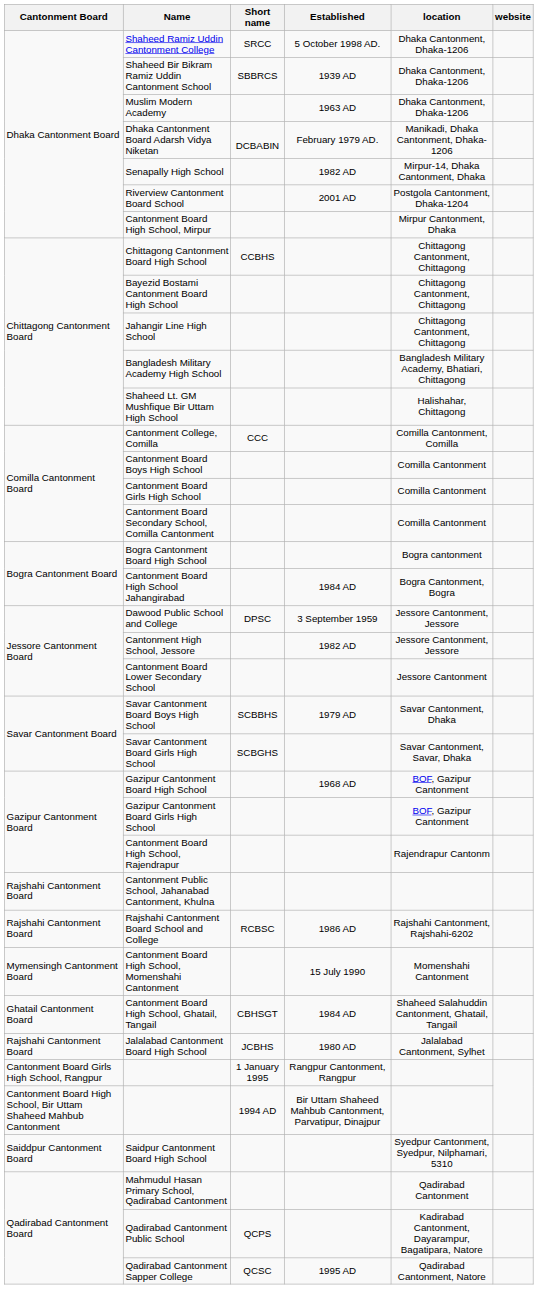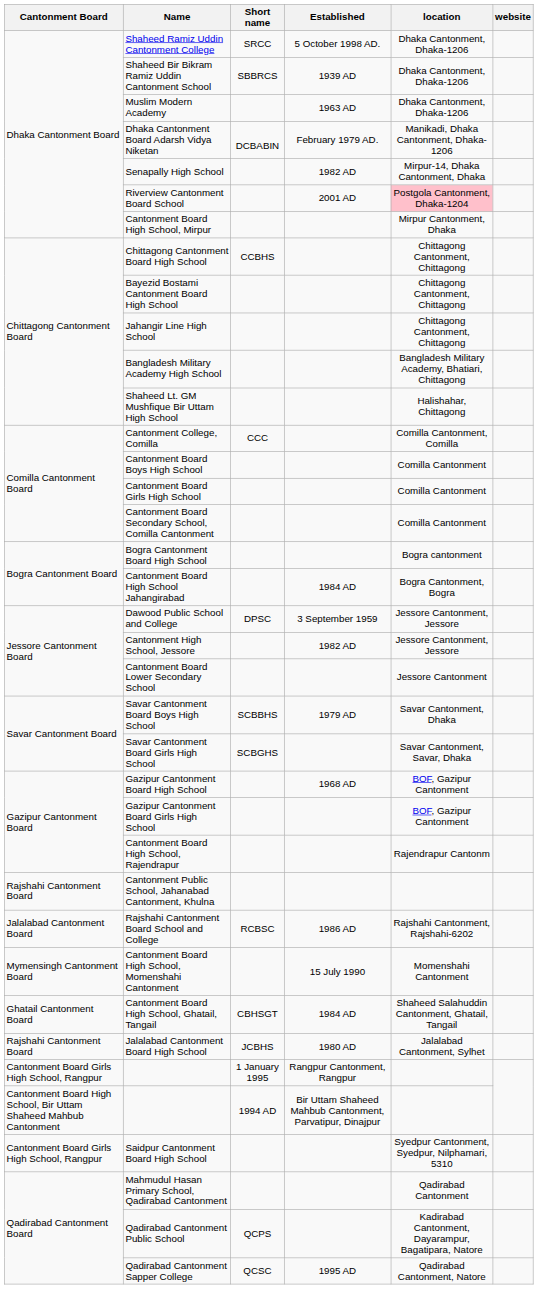(442, 198) no background -> (442, 198) pink background
(53, 928) Rajshahi Cantonment Board -> (55, 928) Jalalabad Cantonment Board
(54, 1153) Saiddpur Cantonment Board -> (59, 1153) Cantonment Board Girls High School, Rangpur
